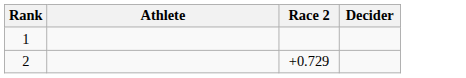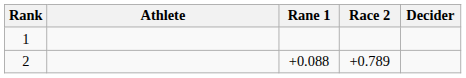+ column: (309, 15)
(309, 61) +0.729 -> (370, 61) +0.789
